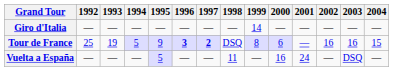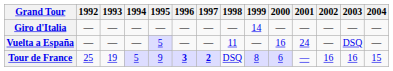rows swapped: (40, 43) <-> (40, 58)
